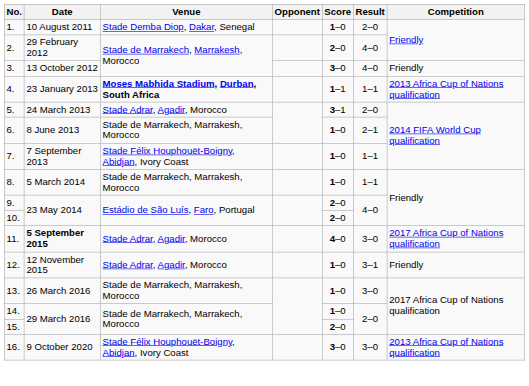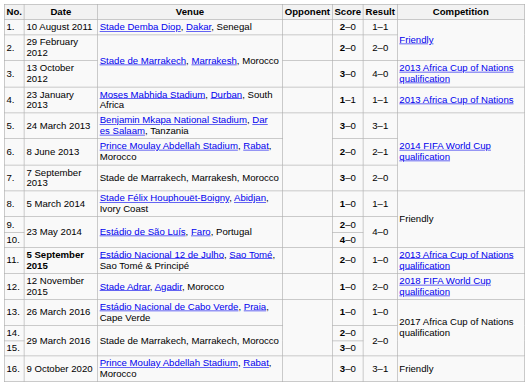(338, 27) 1–0 -> (348, 27) 2–0
(370, 27) 2–0 -> (380, 27) 1–1
(370, 47) 4–0 -> (380, 47) 2–0
(406, 68) Friendly -> (456, 73) 2013 Africa Cup of Nations qualification
(179, 89) bold -> (186, 100) normal
(446, 89) 2013 Africa Cup of Nations qualification -> (456, 100) 2013 Africa Cup of Nations
(165, 109) Stade Adrar, Agadir, Morocco -> (184, 126) Benjamin Mkapa National Stadium, Dar es Salaam, Tanzania
(338, 109) 3–1 -> (348, 126) 3–0
(370, 109) 2–0 -> (380, 126) 3–1
(172, 130) Stade de Marrakech, Marrakesh, Morocco -> (186, 152) Prince Moulay Abdellah Stadium, Rabat, Morocco
(338, 130) 1–0 -> (348, 152) 2–0
(169, 156) Stade Félix Houphouët-Boigny, Abidjan, Ivory Coast -> (189, 178) Stade de Marrakech, Marrakesh, Morocco
(338, 156) 1–0 -> (348, 178) 3–0
(370, 156) 1–1 -> (380, 178) 2–0
(172, 182) Stade de Marrakech, Marrakesh, Morocco -> (184, 204) Stade Félix Houphouët-Boigny, Abidjan, Ivory Coast
(338, 218) 2–0 -> (348, 239) 4–0
(165, 238) Stade Adrar, Agadir, Morocco -> (187, 260) Estádio Nacional 12 de Julho, Sao Tomé, Sao Tomé & Principé
(338, 238) 4–0 -> (348, 260) 2–0
(370, 238) 3–0 -> (380, 260) 1–0
(446, 238) 2017 Africa Cup of Nations qualification -> (456, 260) 2013 Africa Cup of Nations qualification
(370, 265) 3–1 -> (380, 286) 2–0
(406, 265) Friendly -> (445, 286) 2018 FIFA World Cup qualification
(172, 291) Stade de Marrakech, Marrakesh, Morocco -> (184, 312) Estádio Nacional de Cabo Verde, Praia, Cape Verde
(370, 291) 3–0 -> (380, 312) 1–0
(338, 311) 1–0 -> (348, 333) 2–0
(338, 326) 2–0 -> (348, 348) 3–0
(169, 347) Stade Félix Houphouët-Boigny, Abidjan, Ivory Coast -> (186, 369) Prince Moulay Abdellah Stadium, Rabat, Morocco
(370, 347) 3–0 -> (380, 369) 3–1
(446, 347) 2013 Africa Cup of Nations qualification -> (416, 369) Friendly
